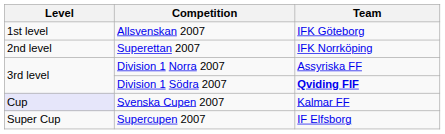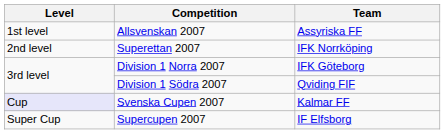(331, 31) IFK Göteborg -> (330, 31) Assyriska FF
(330, 66) Assyriska FF -> (331, 66) IFK Göteborg
(328, 84) bold -> (326, 84) normal
